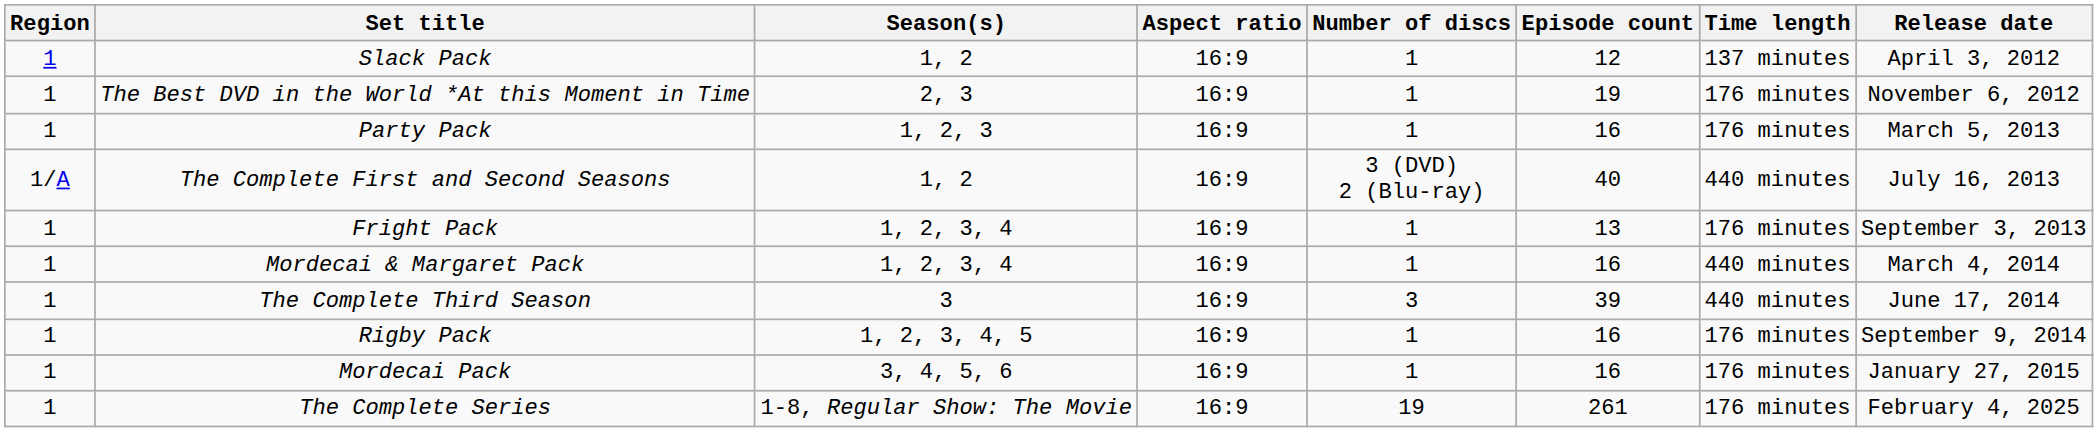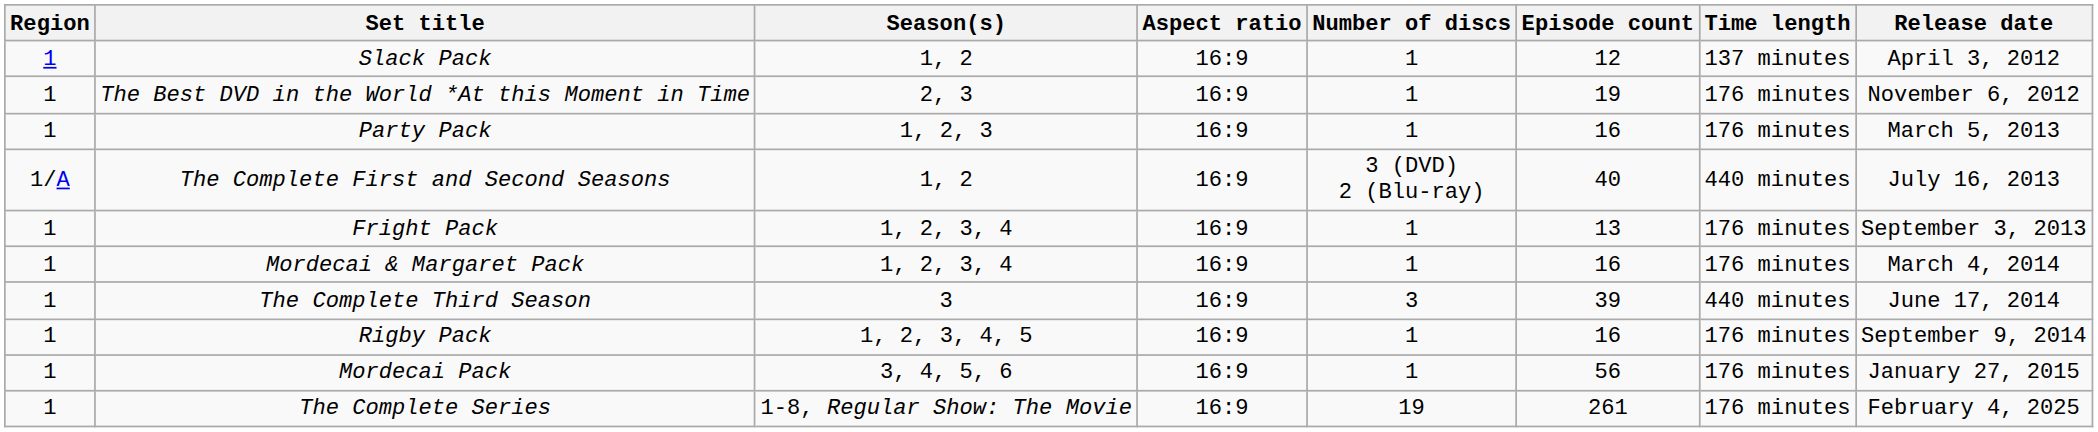(1778, 264) 440 minutes -> (1778, 264) 176 minutes
(1608, 373) 16 -> (1608, 373) 56
